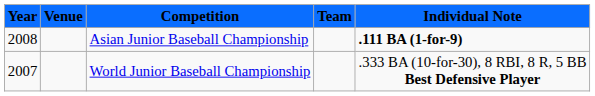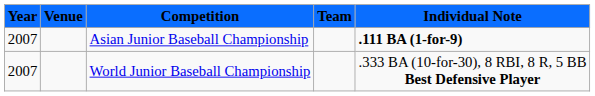(23, 39) 2008 -> (23, 39) 2007
